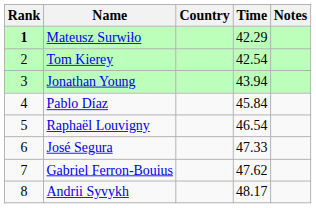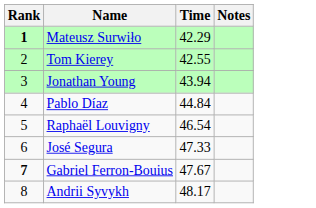- column: (205, 15)
(252, 59) 42.54 -> (195, 59) 42.55
(252, 103) 45.84 -> (195, 103) 44.84
(24, 170) normal -> (24, 170) bold
(252, 170) 47.62 -> (195, 170) 47.67
